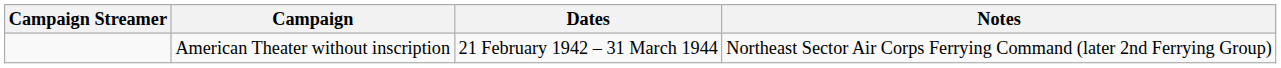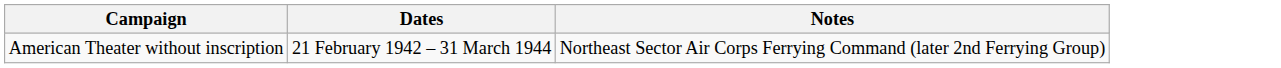- column: (88, 18)
